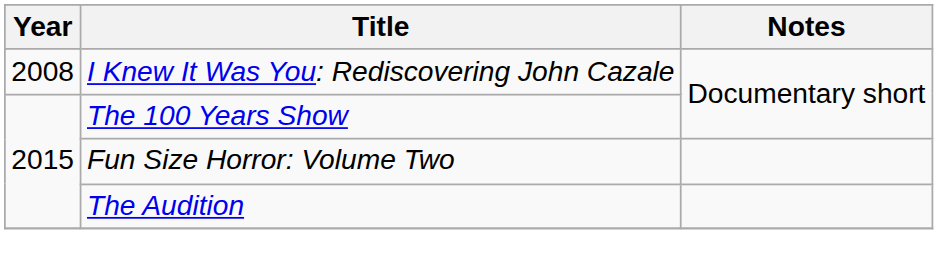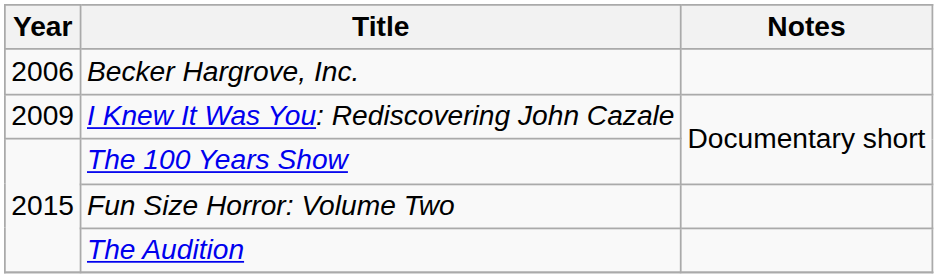+ row: (223, 71)
(43, 71) 2008 -> (43, 116) 2009
